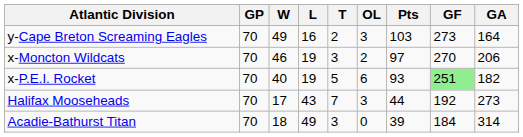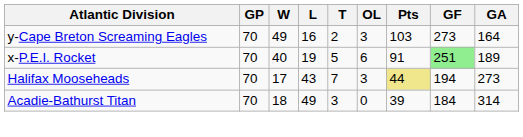- row: (66, 57)
(397, 79) 93 -> (397, 57) 91
(489, 79) 182 -> (489, 57) 189
(397, 100) no background -> (397, 79) khaki background
(445, 100) 192 -> (445, 79) 194
